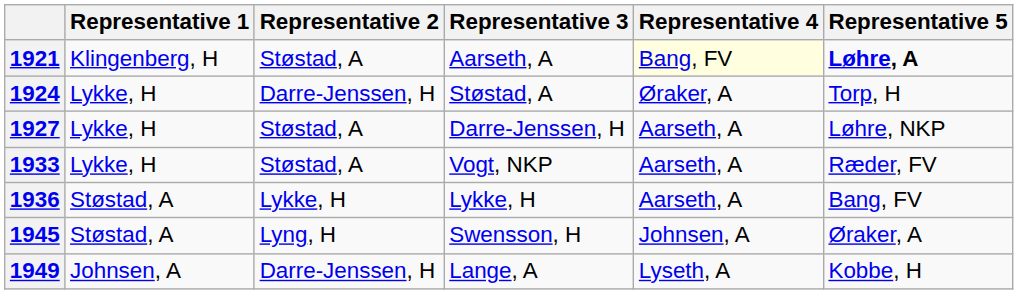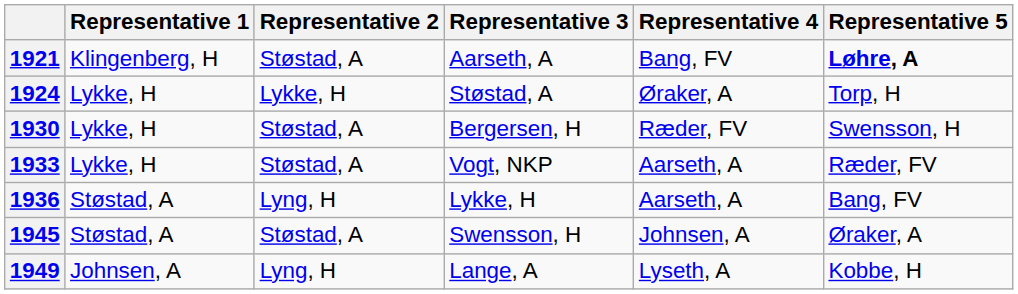(686, 57) lightyellow background -> (686, 57) no background
(347, 93) Darre-Jenssen, H -> (303, 93) Lykke, H
- row: (35, 128)
+ row: (35, 128)
(303, 199) Lykke, H -> (298, 199) Lyng, H
(298, 235) Lyng, H -> (311, 235) Støstad, A
(347, 270) Darre-Jenssen, H -> (298, 270) Lyng, H
